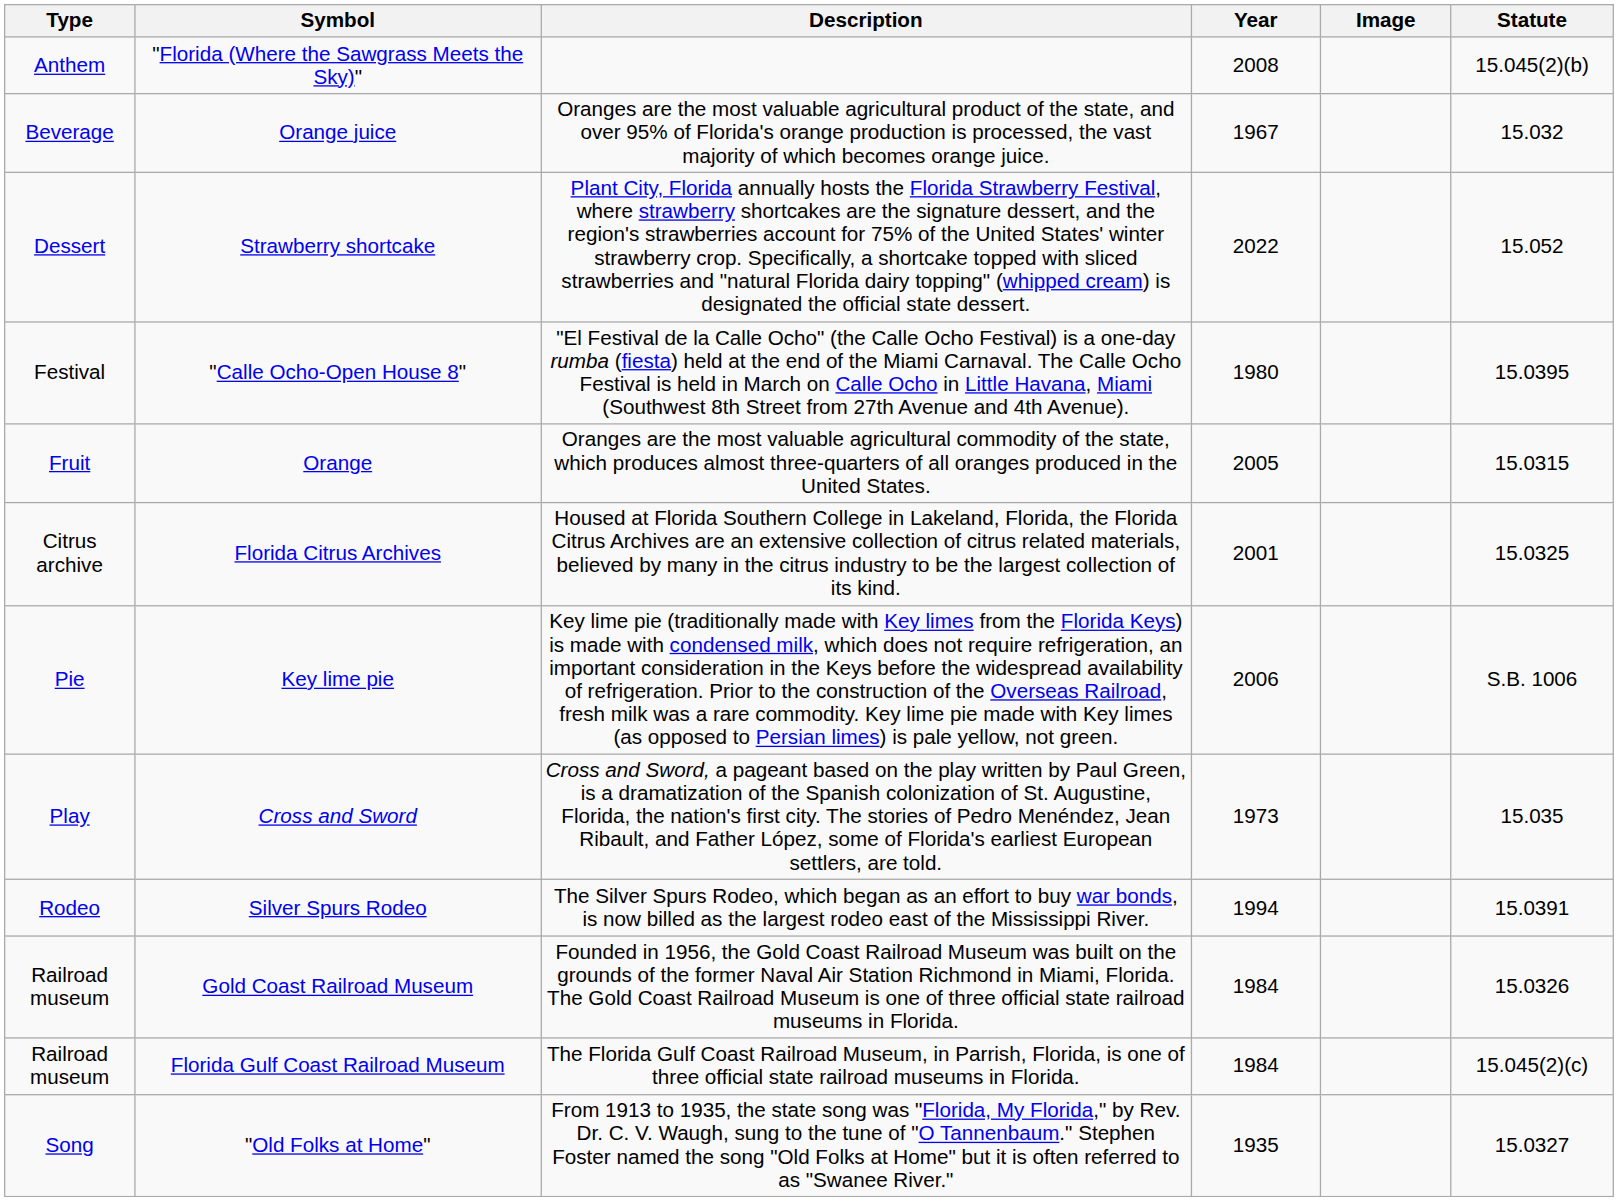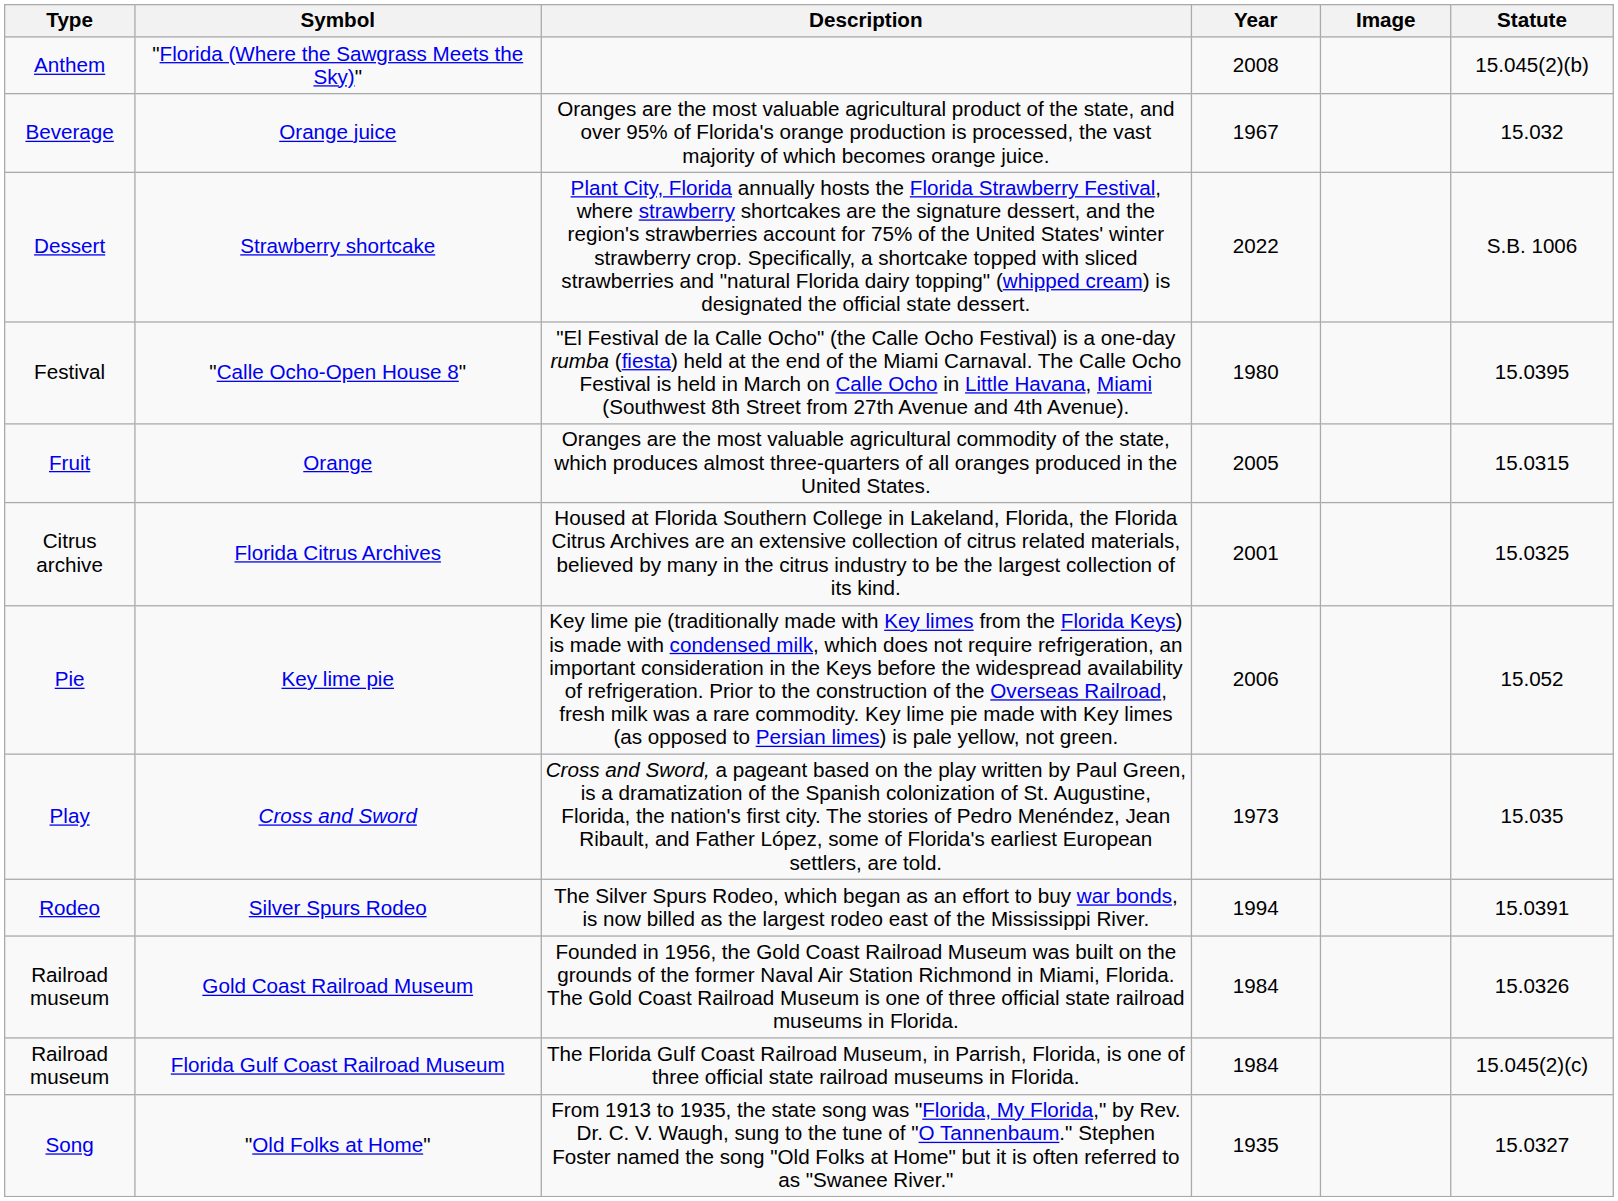(1532, 246) 15.052 -> (1532, 246) S.B. 1006
(1532, 679) S.B. 1006 -> (1532, 679) 15.052
